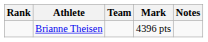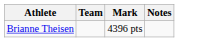- column: (19, 12)
